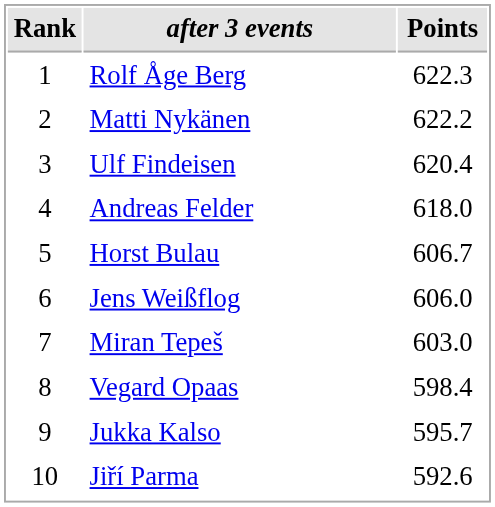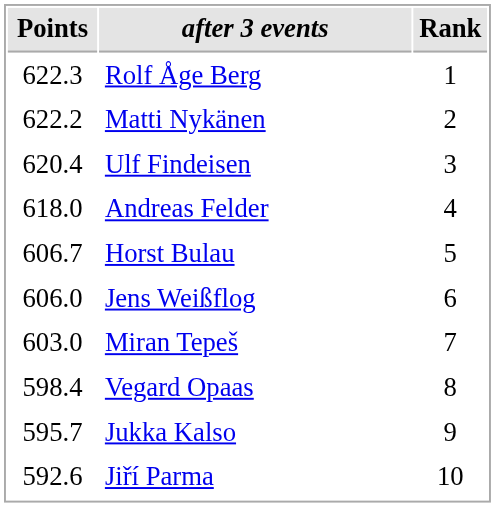columns swapped: (45, 28) <-> (443, 28)
